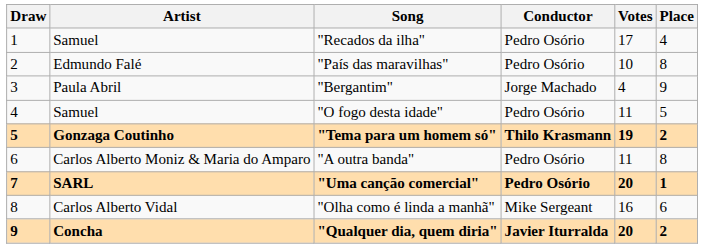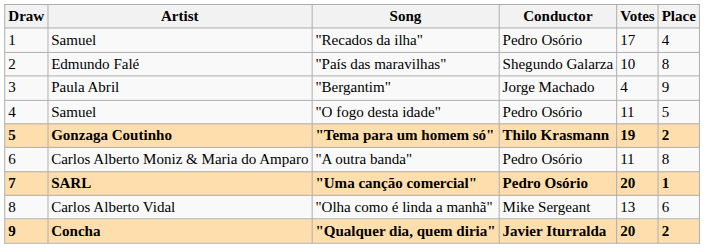(545, 64) Pedro Osório -> (558, 64) Shegundo Galarza
(626, 207) 16 -> (628, 207) 13
